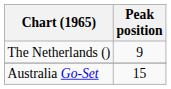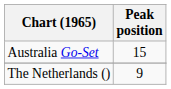rows swapped: (53, 73) <-> (59, 52)
